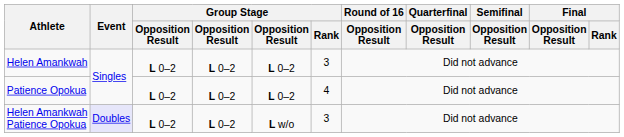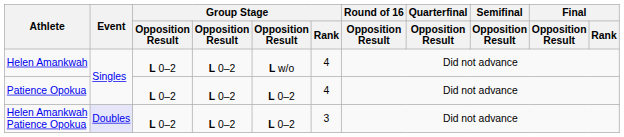(282, 69) L 0–2 -> (282, 69) L w/o
(326, 63) 3 -> (326, 63) 4
(282, 125) L w/o -> (282, 125) L 0–2
